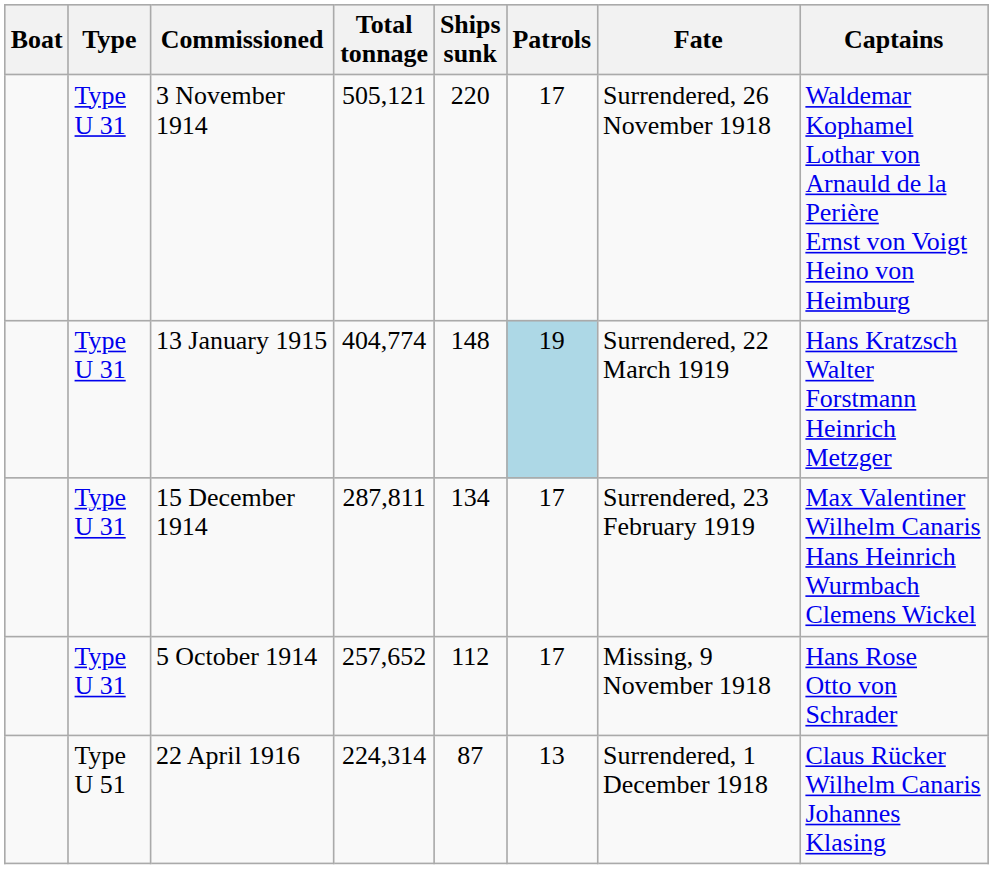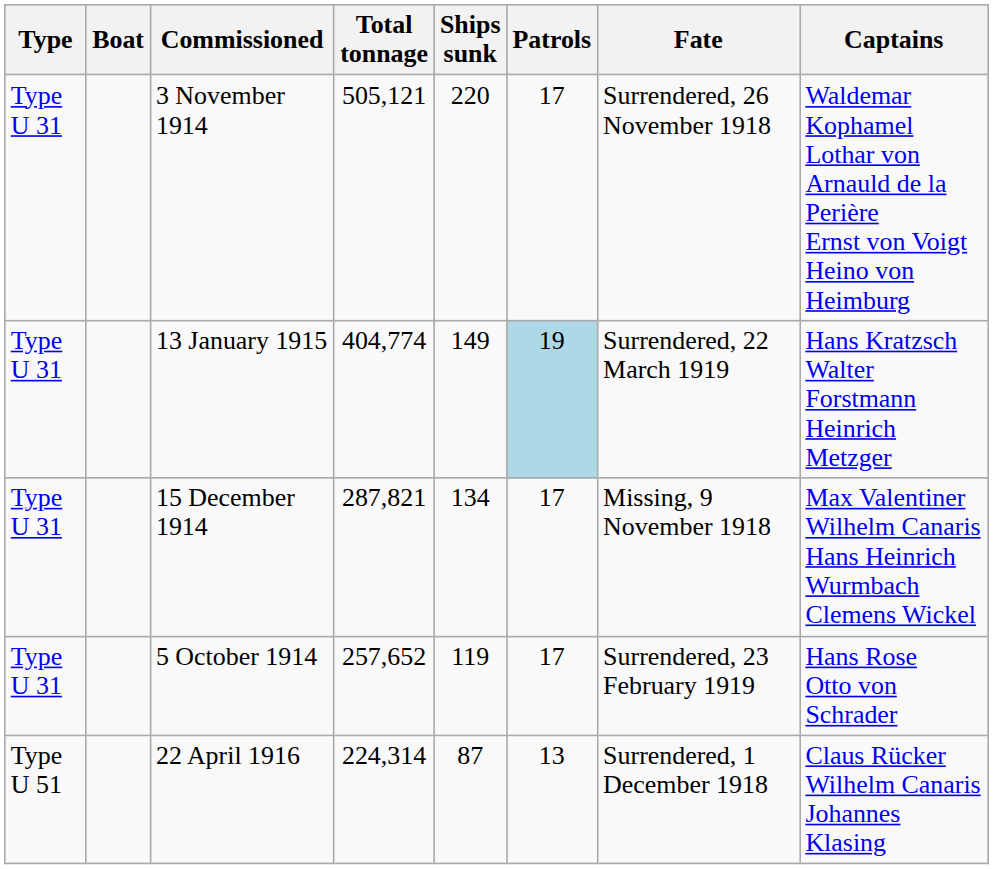columns swapped: (37, 39) <-> (109, 39)
(470, 340) 148 -> (470, 340) 149
(384, 498) 287,811 -> (384, 498) 287,821
(686, 512) Surrendered, 23 February 1919 -> (687, 512) Missing, 9 November 1918
(470, 656) 112 -> (470, 656) 119
(687, 670) Missing, 9 November 1918 -> (686, 670) Surrendered, 23 February 1919
